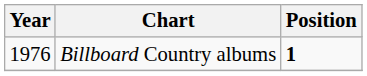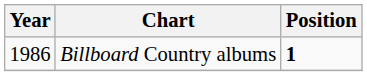(30, 53) 1976 -> (30, 53) 1986
